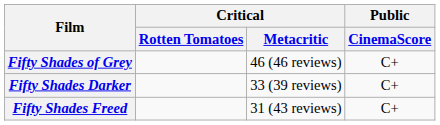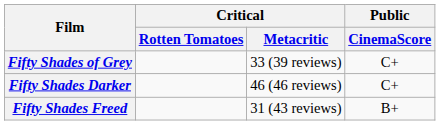(296, 62) 46 (46 reviews) -> (296, 62) 33 (39 reviews)
(296, 85) 33 (39 reviews) -> (296, 85) 46 (46 reviews)
(390, 108) C+ -> (390, 108) B+
